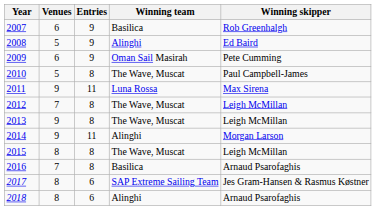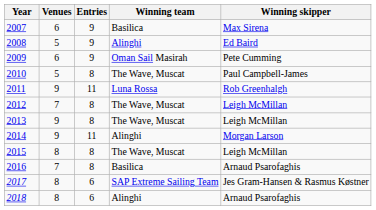(255, 27) Rob Greenhalgh -> (246, 27) Max Sirena
(246, 89) Max Sirena -> (255, 89) Rob Greenhalgh
